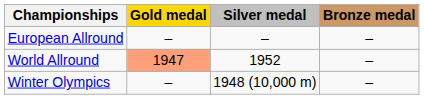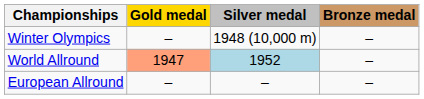rows swapped: (59, 82) <-> (66, 37)
(265, 60) no background -> (265, 60) lightblue background
